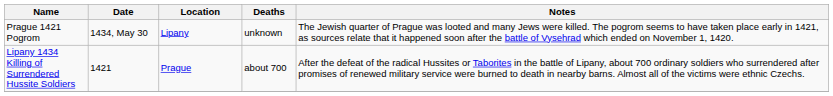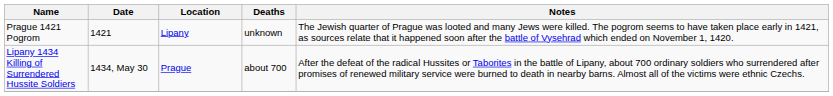(119, 33) 1434, May 30 -> (101, 33) 1421
(101, 69) 1421 -> (119, 69) 1434, May 30
